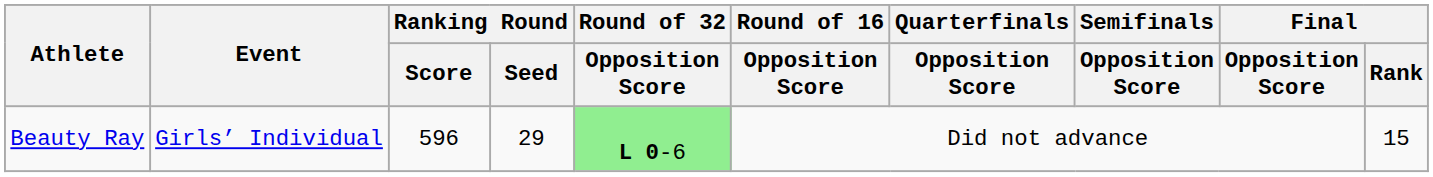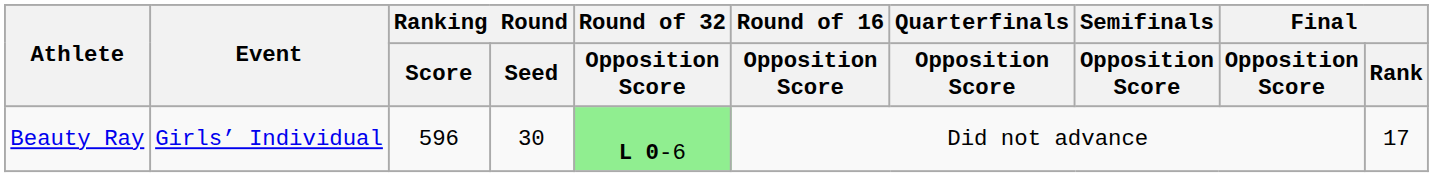(531, 139) 29 -> (531, 139) 30
(1396, 139) 15 -> (1396, 139) 17
